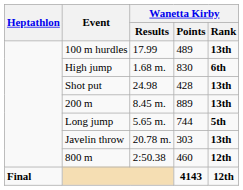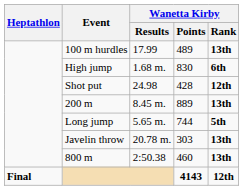(221, 86) 13th -> (221, 86) 12th
(221, 158) 12th -> (221, 158) 13th
